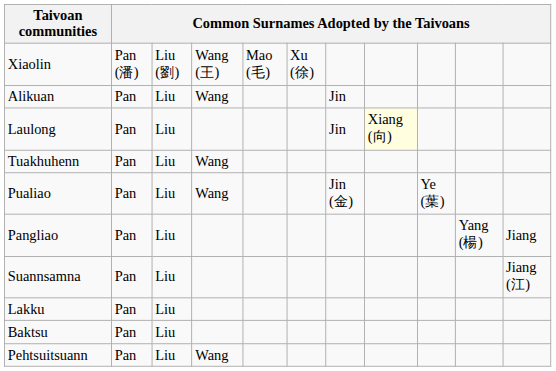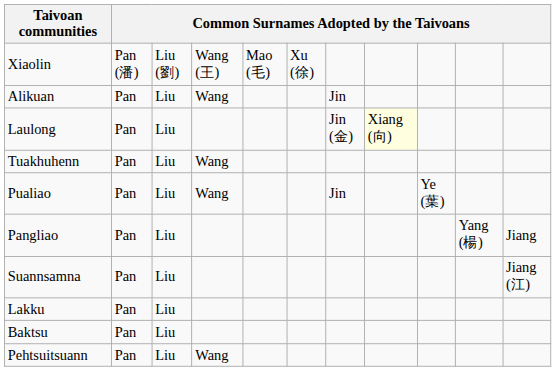(337, 128) Jin -> (341, 128) Jin (金)
(341, 192) Jin (金) -> (337, 193) Jin
